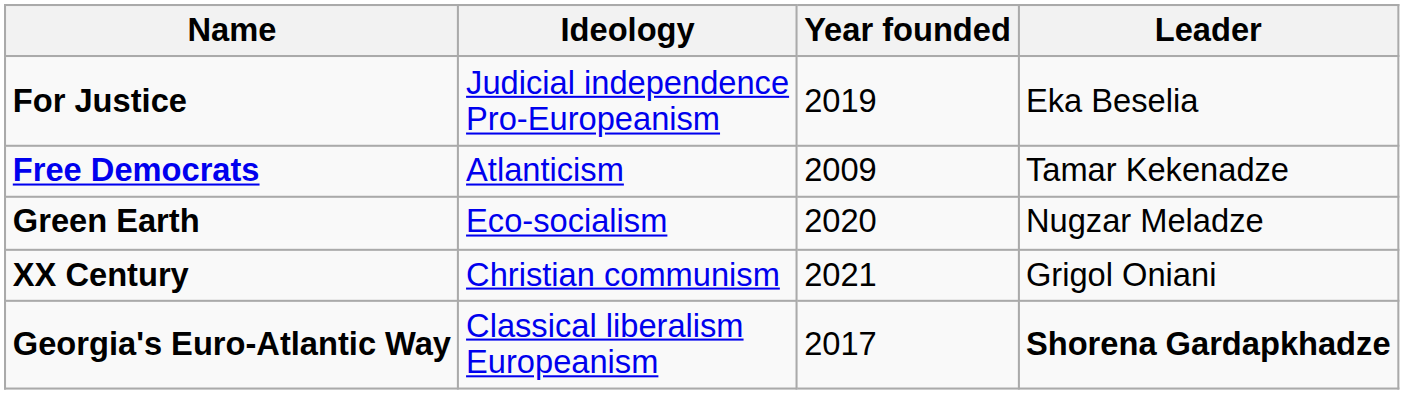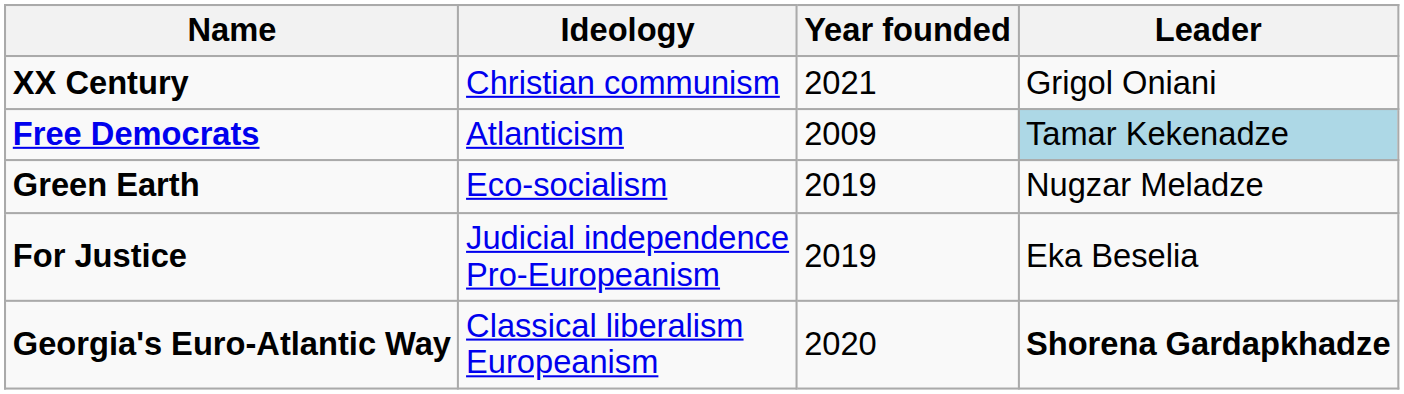rows swapped: (101, 274) <-> (100, 100)
(1157, 170) no background -> (1157, 133) lightblue background
(840, 222) 2020 -> (840, 185) 2019
(840, 344) 2017 -> (840, 344) 2020
